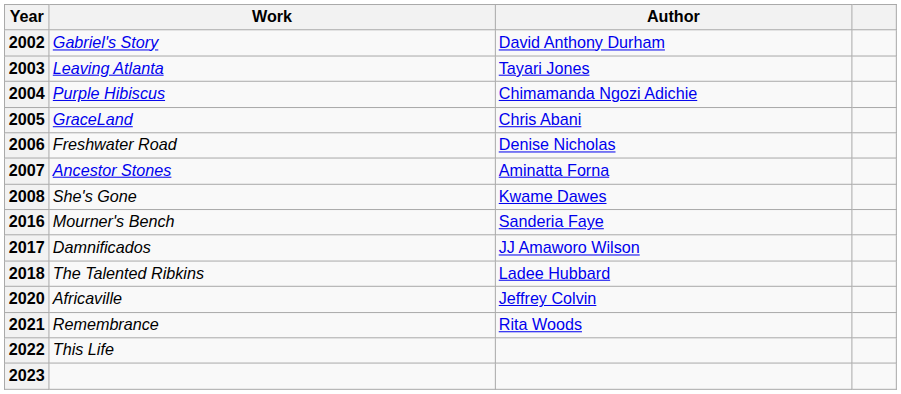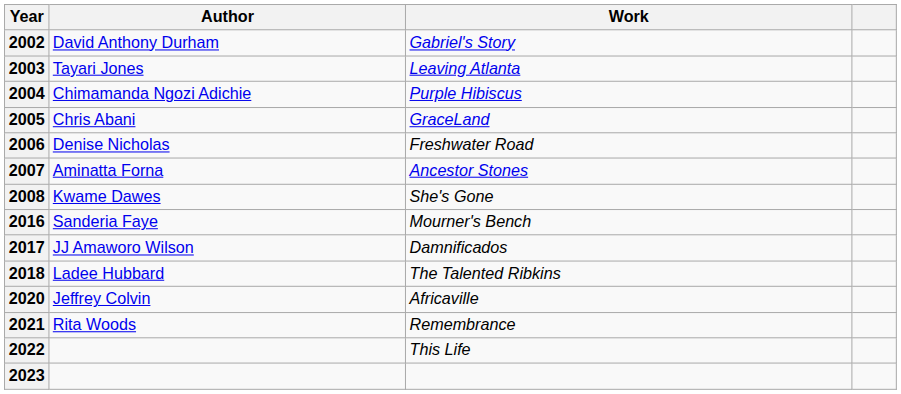columns swapped: (673, 17) <-> (272, 17)
